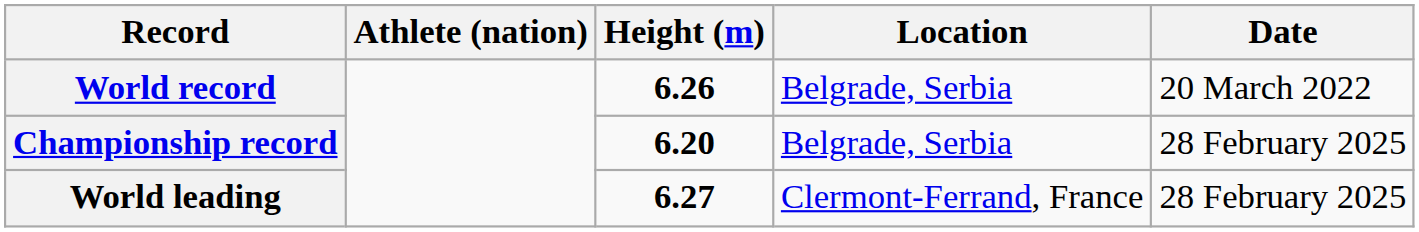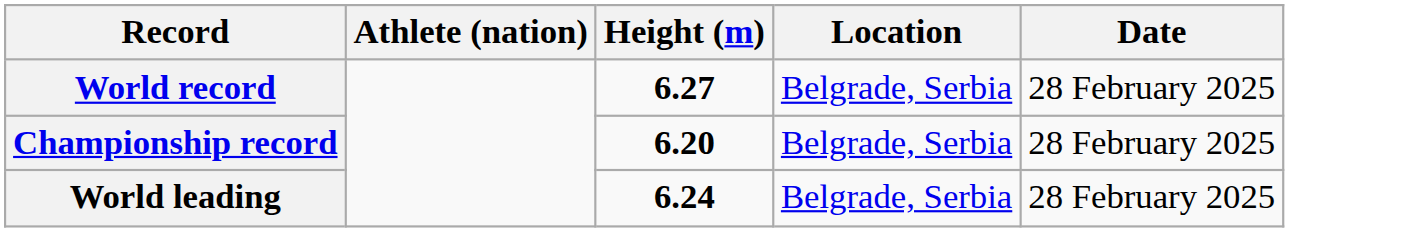(684, 87) 6.26 -> (684, 87) 6.27
(1265, 87) 20 March 2022 -> (1152, 87) 28 February 2025
(684, 197) 6.27 -> (684, 197) 6.24
(962, 197) Clermont-Ferrand, France -> (897, 197) Belgrade, Serbia
